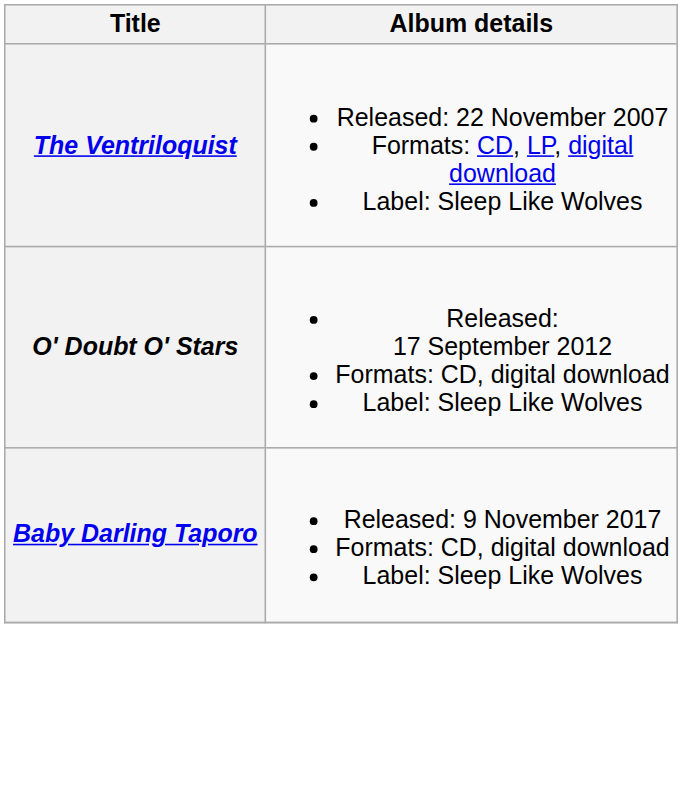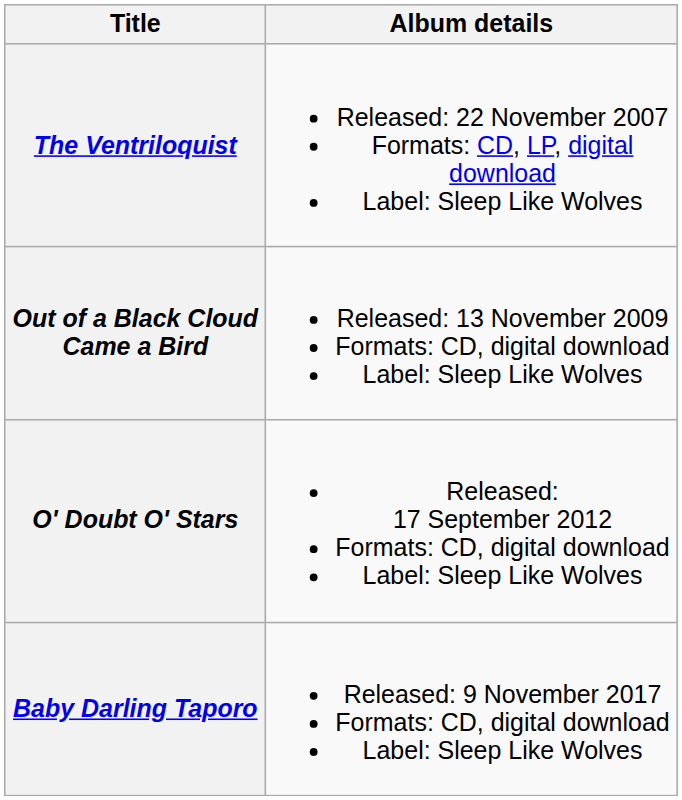+ row: (135, 332)
